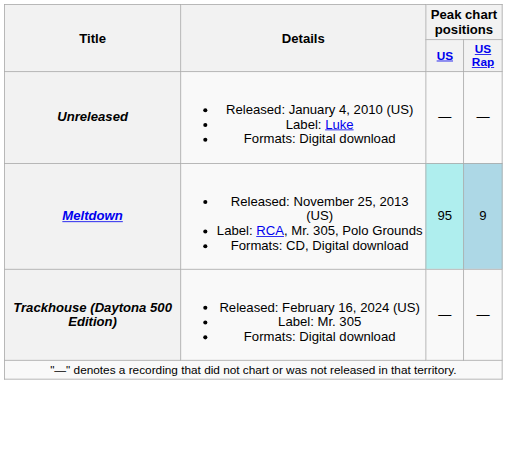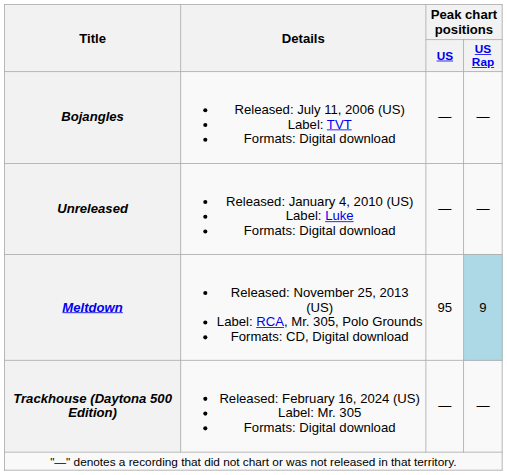+ row: (93, 117)
(445, 216) paleturquoise background -> (445, 307) no background
